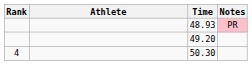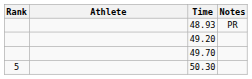(232, 25) pink background -> (232, 25) no background
+ row: (203, 53)
(17, 53) 4 -> (17, 67) 5
